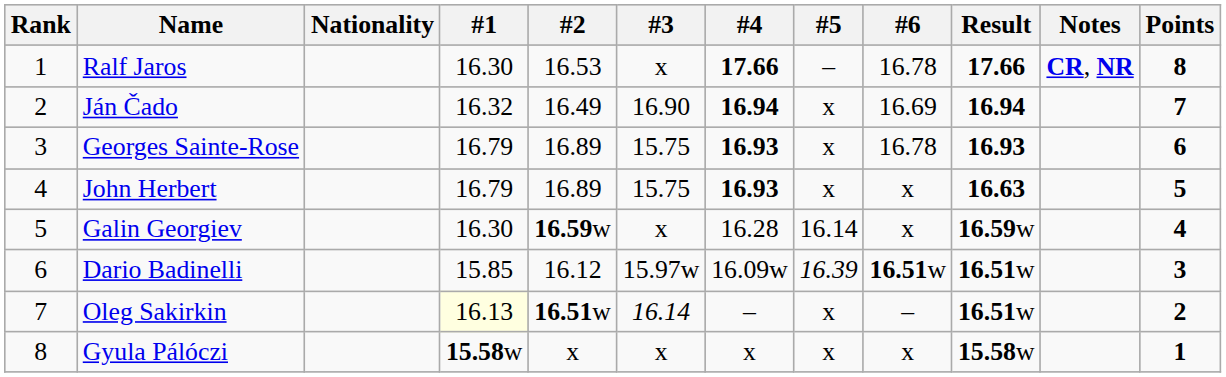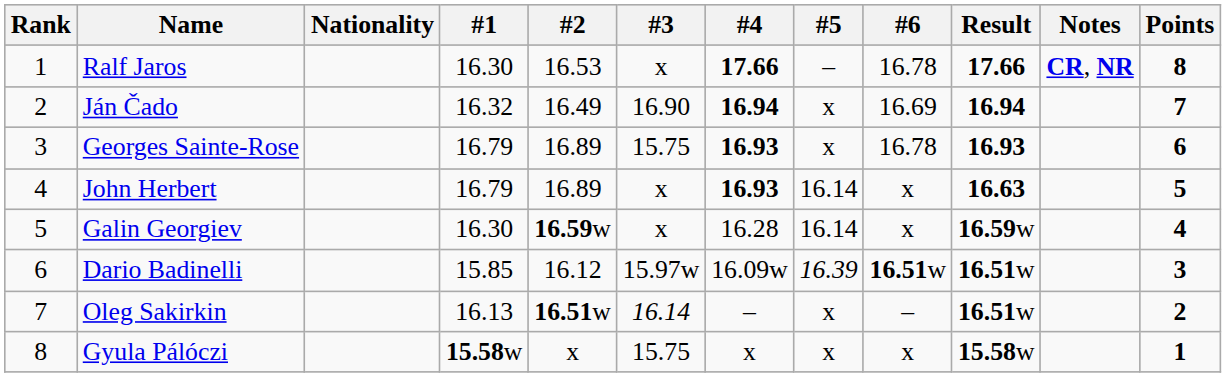(661, 188) 15.75 -> (661, 188) x
(829, 188) x -> (829, 188) 16.14
(484, 310) lightyellow background -> (484, 310) no background
(661, 351) x -> (661, 351) 15.75
